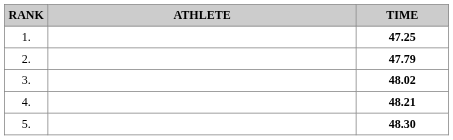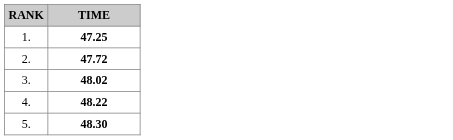- column: (202, 15)
(402, 58) 47.79 -> (94, 58) 47.72
(402, 102) 48.21 -> (94, 102) 48.22
